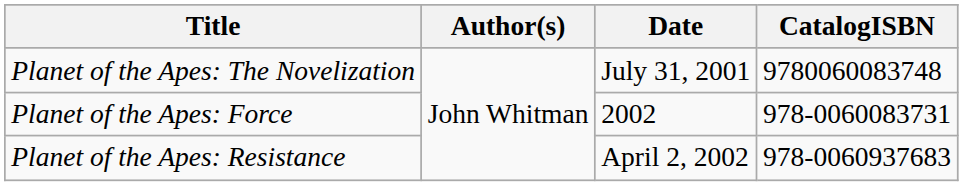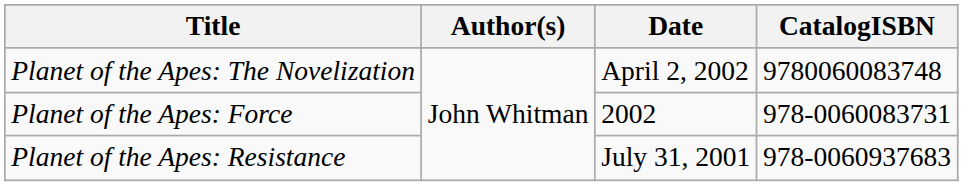(676, 69) July 31, 2001 -> (675, 69) April 2, 2002
(675, 157) April 2, 2002 -> (676, 157) July 31, 2001
